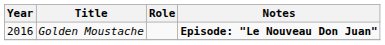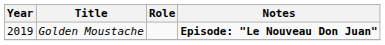(20, 31) 2016 -> (20, 31) 2019
